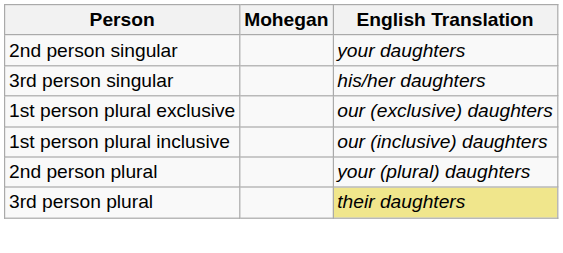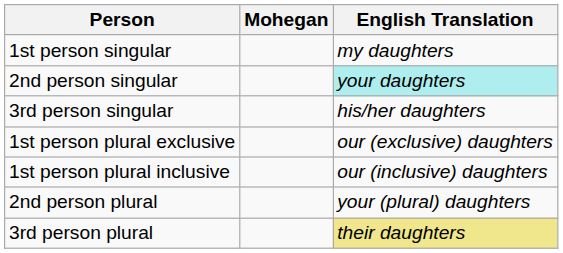+ row: (90, 50)
(401, 50) no background -> (401, 80) paleturquoise background
